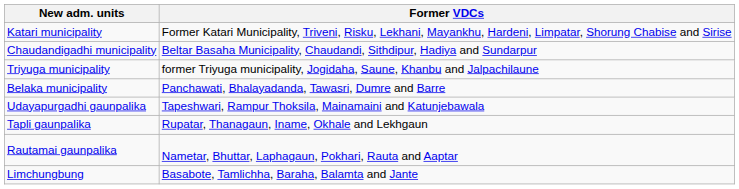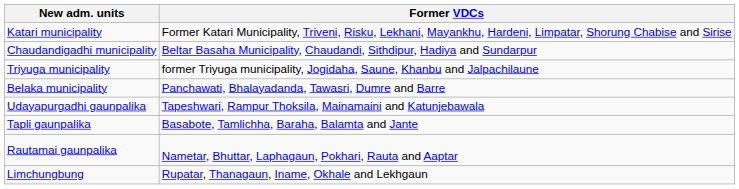(295, 124) Rupatar, Thanagaun, Iname, Okhale and Lekhgaun -> (290, 124) Basabote, Tamlichha, Baraha, Balamta and Jante
(290, 175) Basabote, Tamlichha, Baraha, Balamta and Jante -> (295, 175) Rupatar, Thanagaun, Iname, Okhale and Lekhgaun
